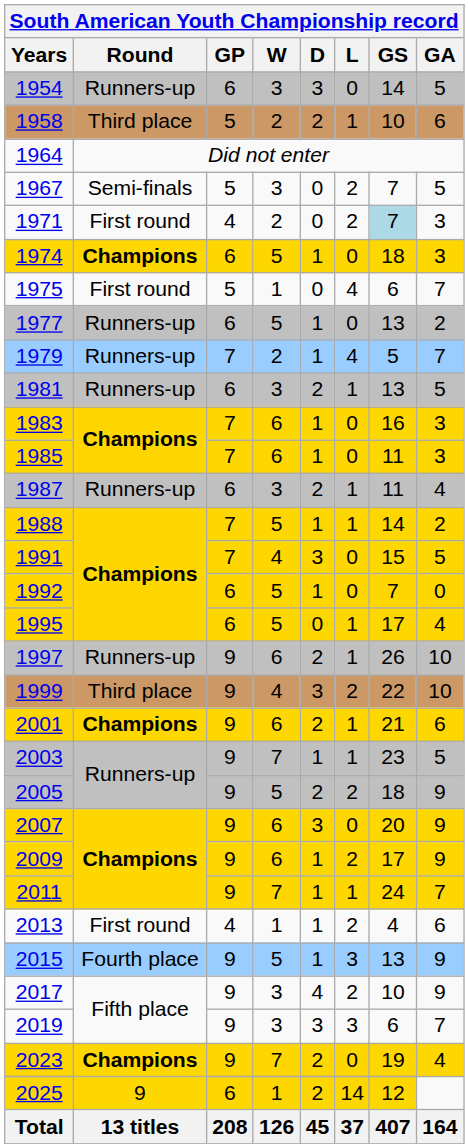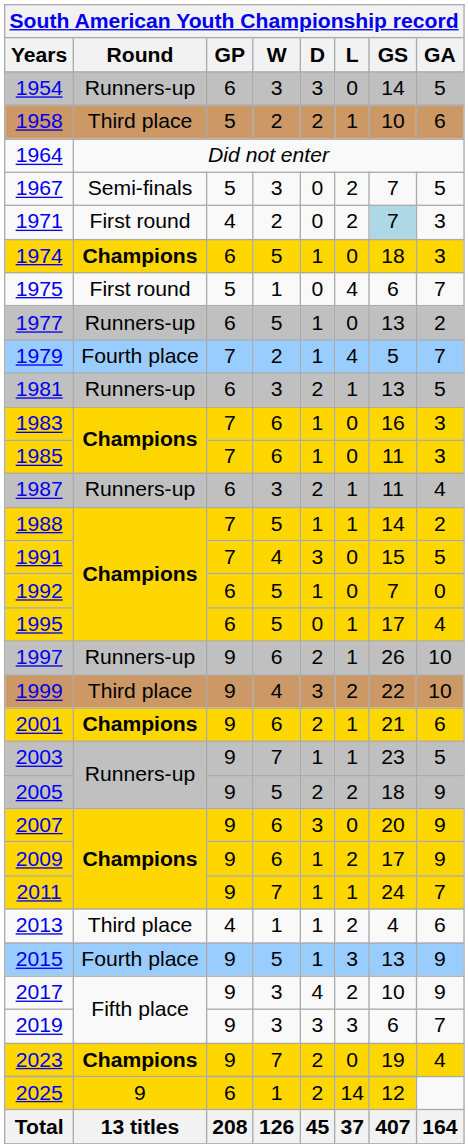(140, 356) Runners-up -> (140, 356) Fourth place
(140, 925) First round -> (140, 925) Third place
